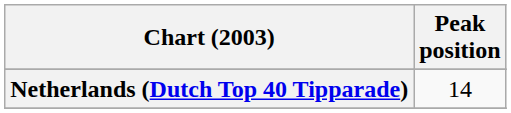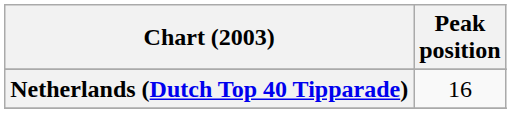(460, 88) 14 -> (460, 88) 16
